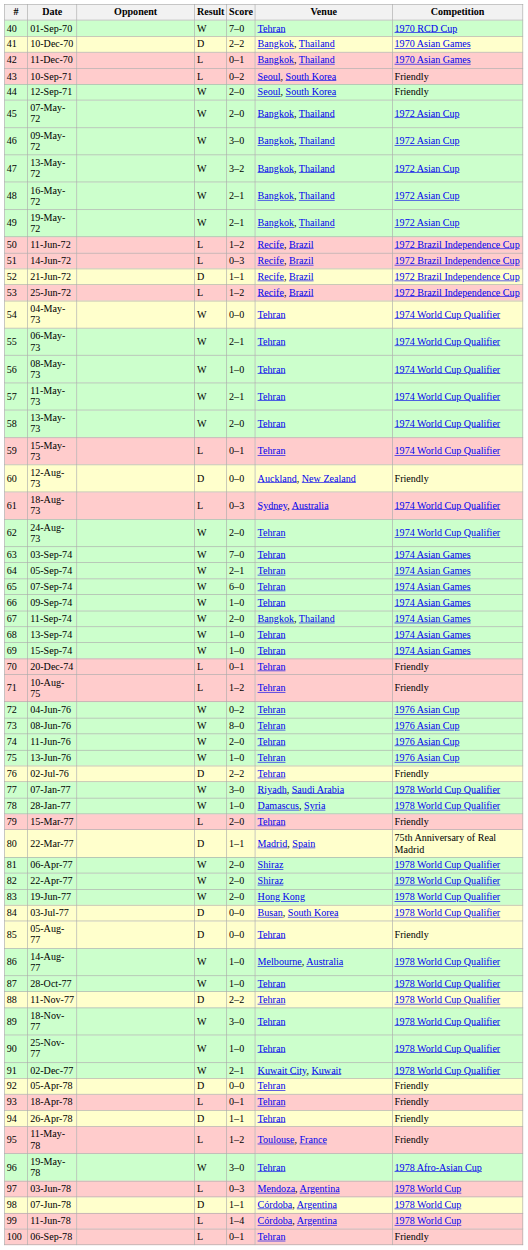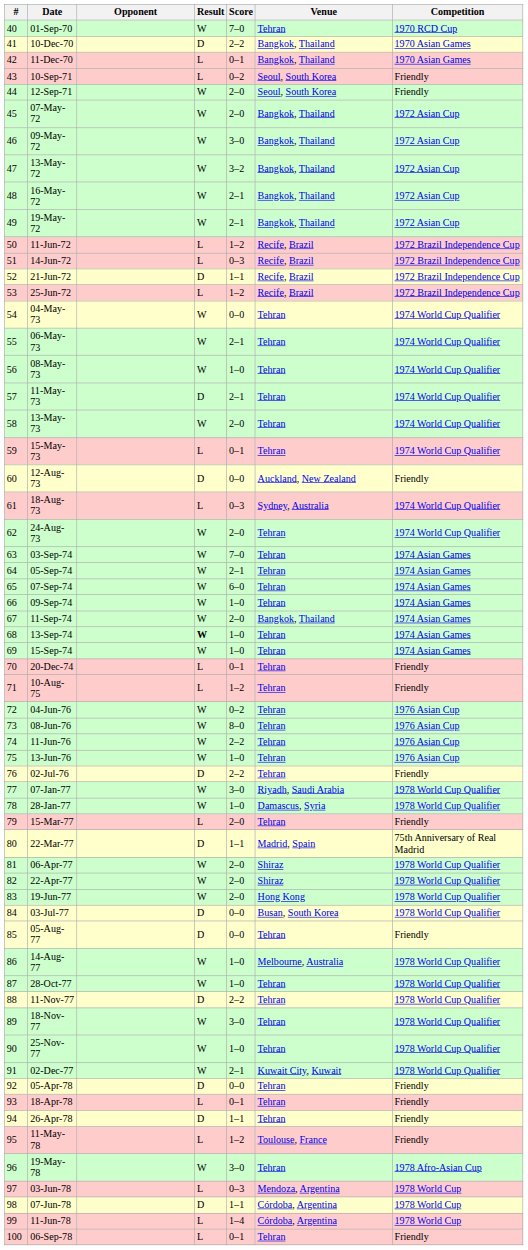(202, 396) W -> (201, 396) D
(202, 634) normal -> (202, 634) bold
(237, 742) 2–0 -> (237, 742) 2–2
